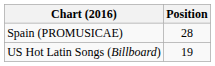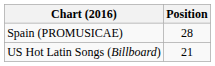(187, 52) 19 -> (187, 52) 21
